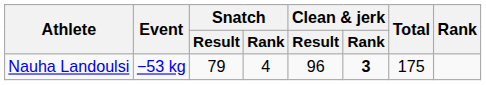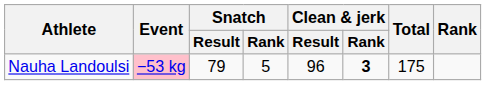(161, 67) no background -> (161, 67) pink background
(266, 67) 4 -> (266, 67) 5
